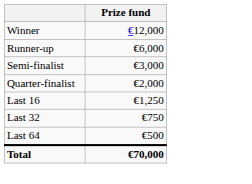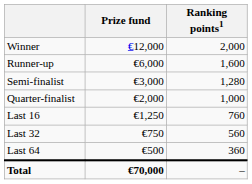+ column: (207, 20)
